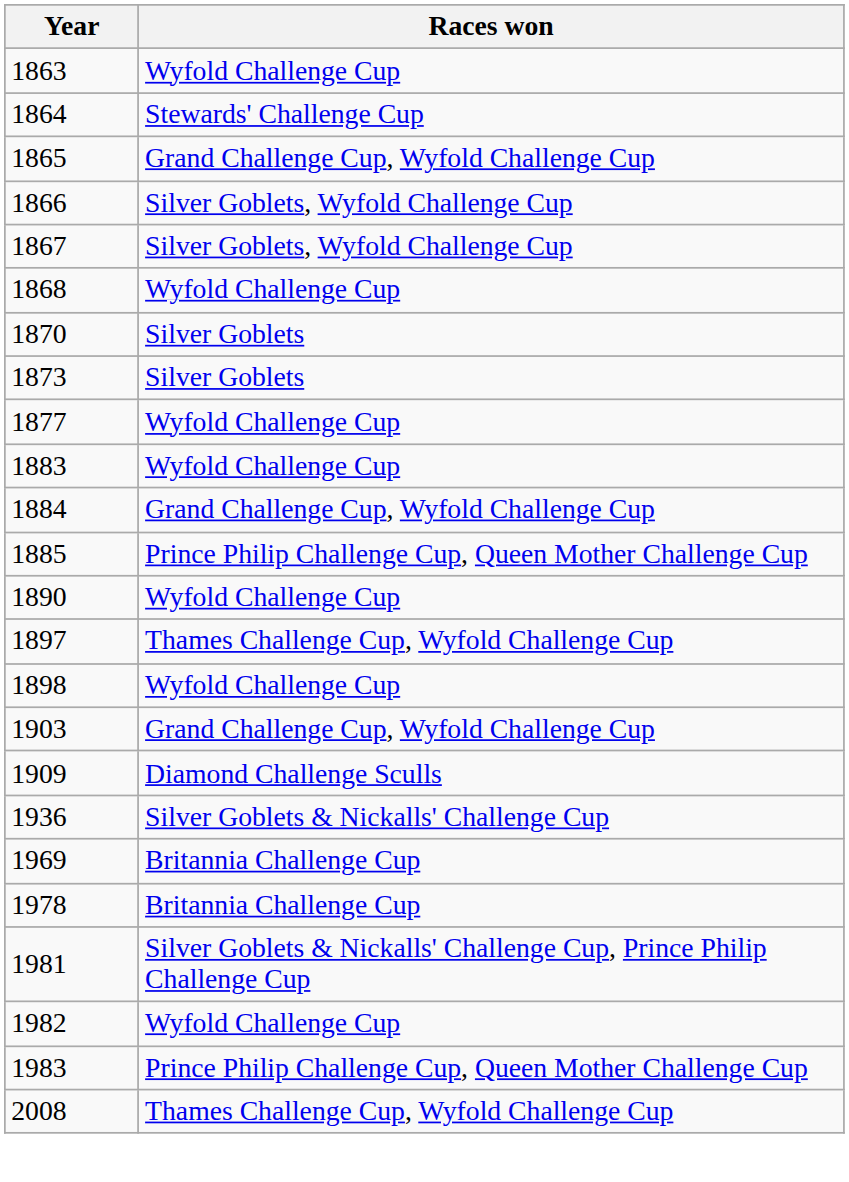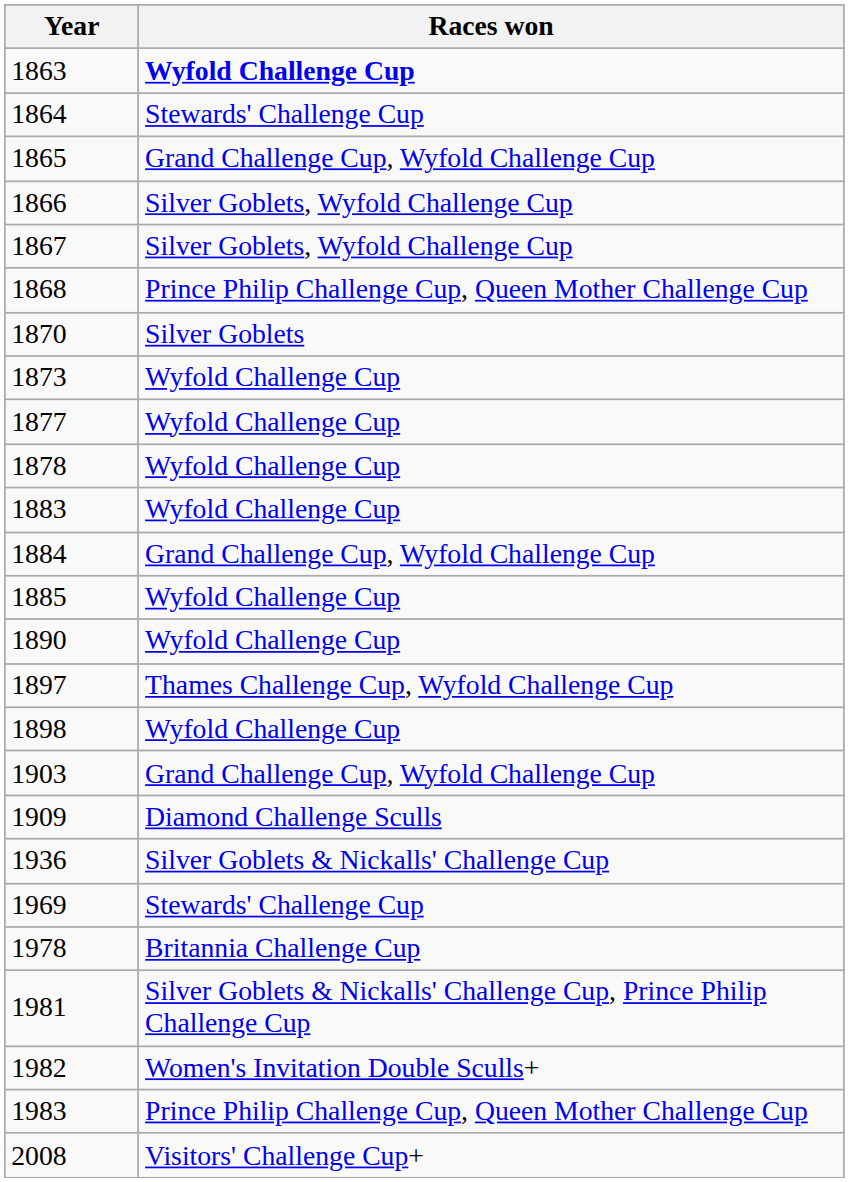(273, 70) normal -> (280, 70) bold
(273, 289) Wyfold Challenge Cup -> (476, 289) Prince Philip Challenge Cup, Queen Mother Challenge Cup
(225, 377) Silver Goblets -> (273, 377) Wyfold Challenge Cup
+ row: (39, 465)
(476, 553) Prince Philip Challenge Cup, Queen Mother Challenge Cup -> (273, 597) Wyfold Challenge Cup
(283, 860) Britannia Challenge Cup -> (284, 904) Stewards' Challenge Cup
(273, 1023) Wyfold Challenge Cup -> (342, 1067) Women's Invitation Double Sculls+
(409, 1111) Thames Challenge Cup, Wyfold Challenge Cup -> (285, 1155) Visitors' Challenge Cup+
